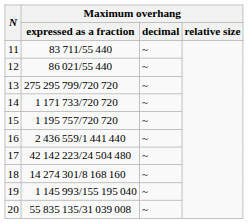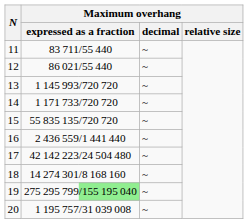(51, 85) 275 295 799 -> (57, 85) 1 145 993
(57, 120) 1 195 757 -> (54, 120) 55 835 135
(57, 191) 1 145 993 -> (51, 191) 275 295 799
(108, 191) no background -> (108, 191) lightgreen background
(54, 209) 55 835 135 -> (57, 209) 1 195 757
